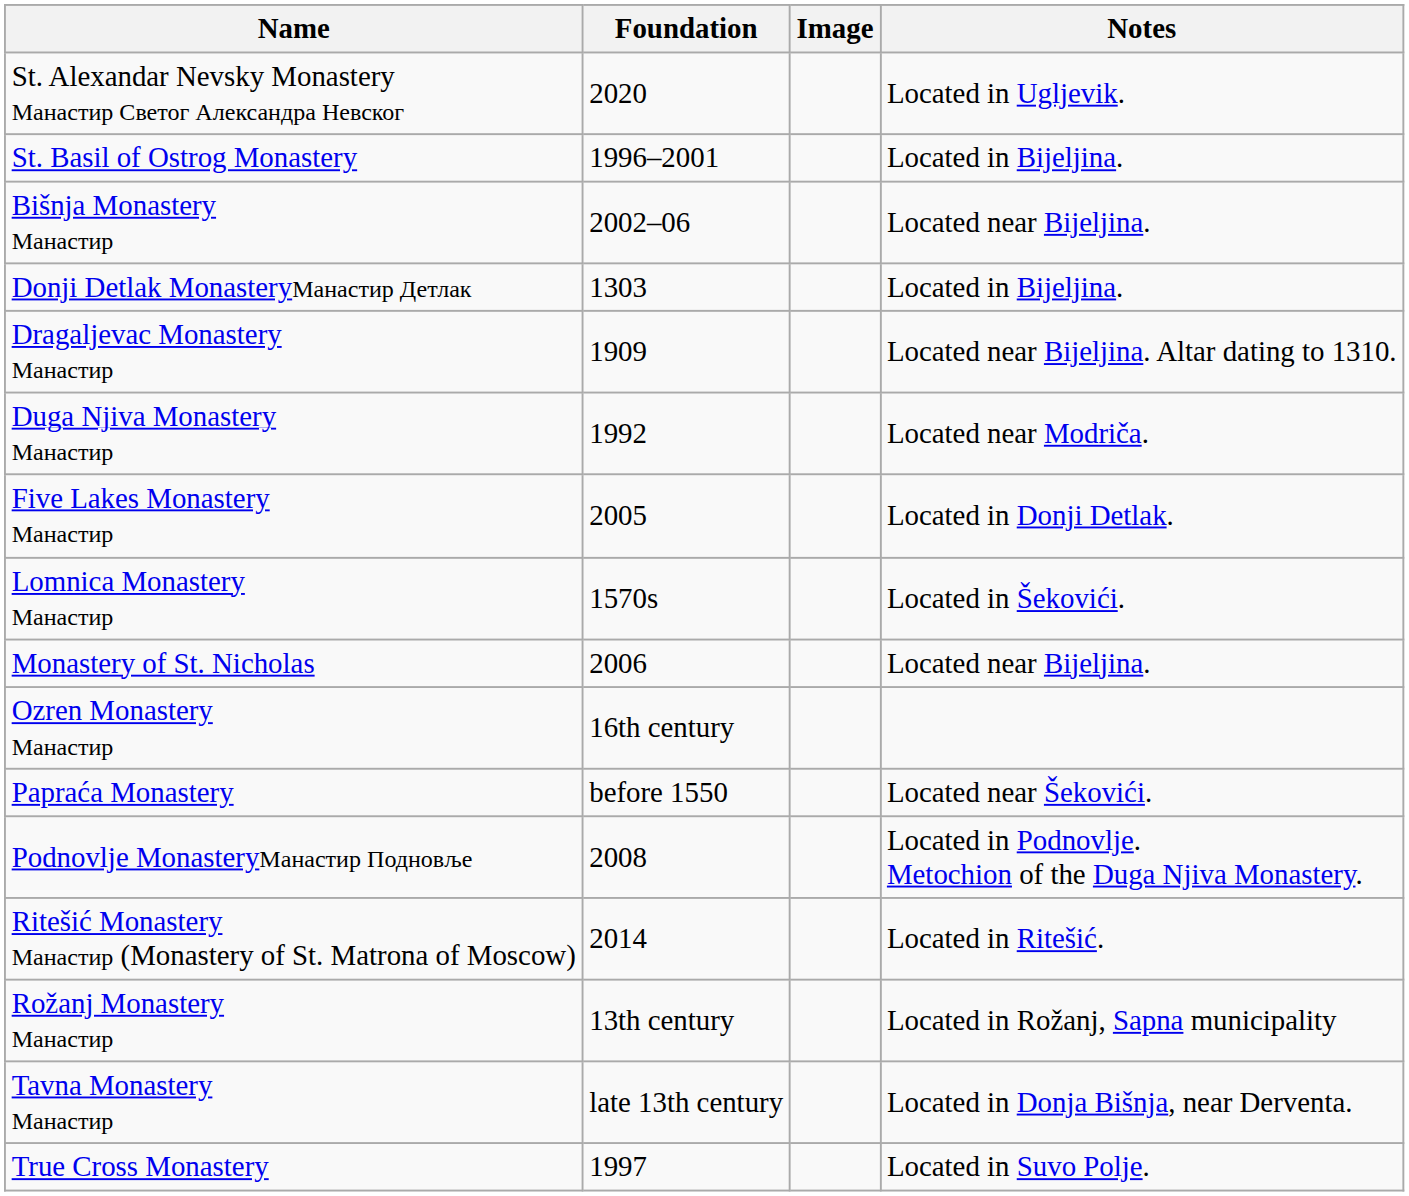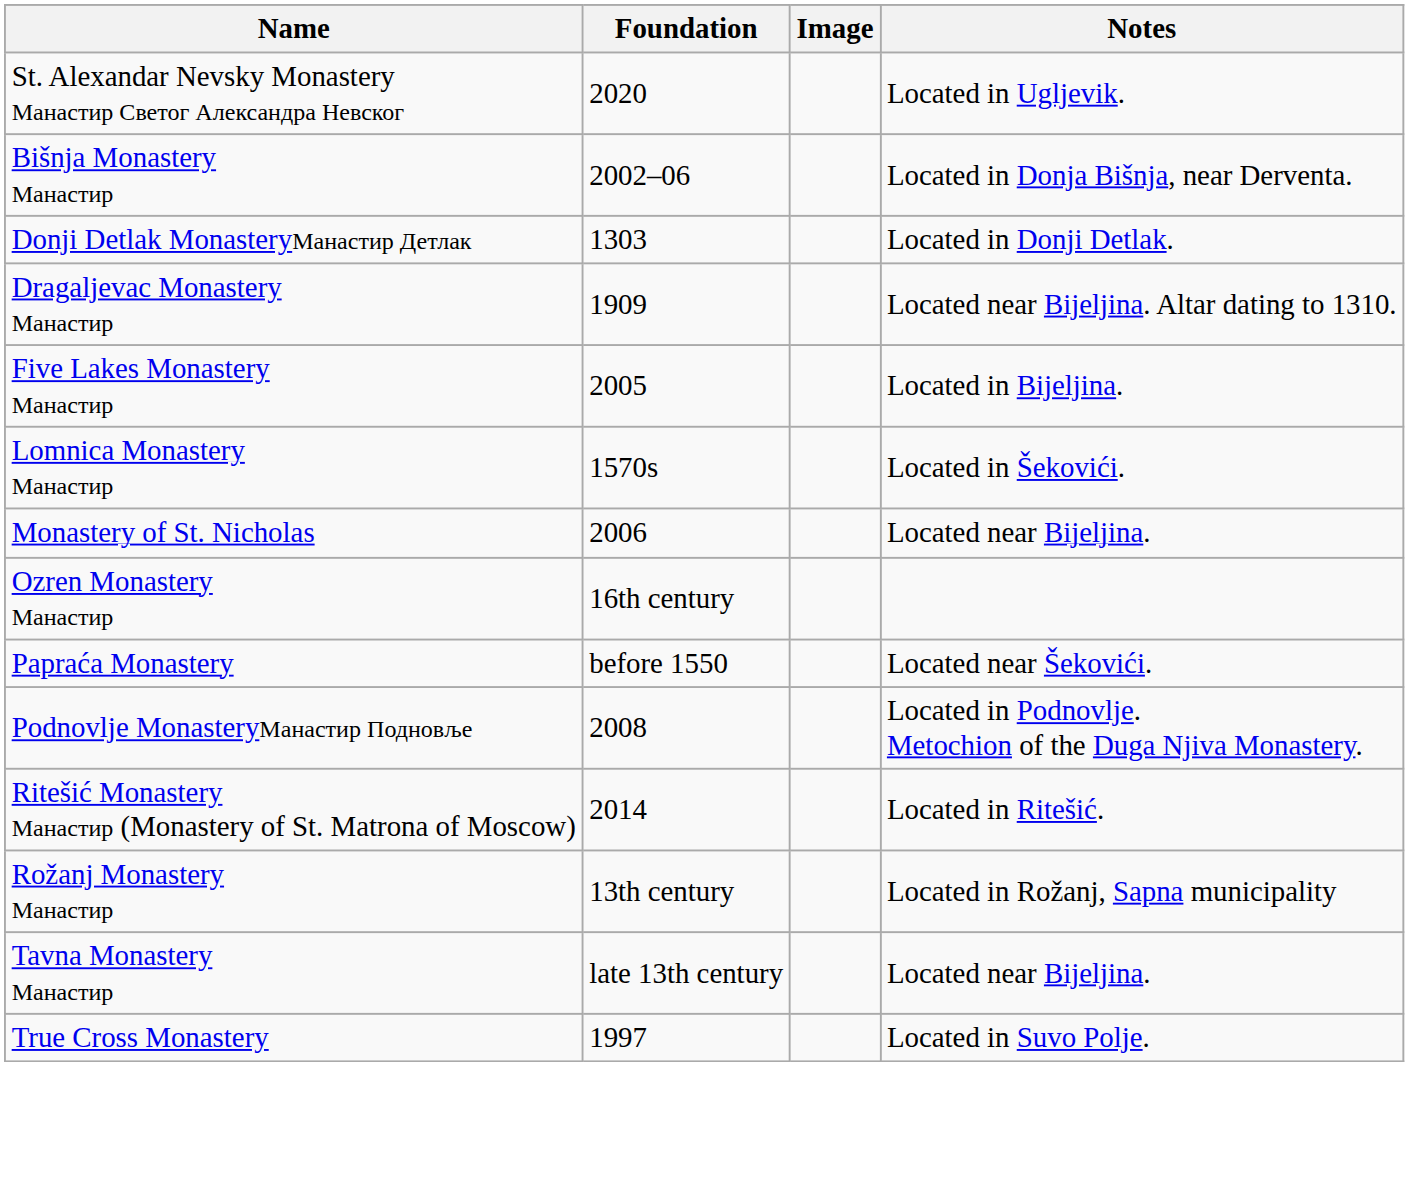- row: (184, 157)
(1019, 222) Located near Bijeljina. -> (1120, 175) Located in Donja Bišnja, near Derventa.
(1005, 287) Located in Bijeljina. -> (1030, 239) Located in Donji Detlak.
- row: (144, 433)
(1030, 515) Located in Donji Detlak. -> (1005, 386) Located in Bijeljina.
(1120, 1101) Located in Donja Bišnja, near Derventa. -> (1019, 972) Located near Bijeljina.
